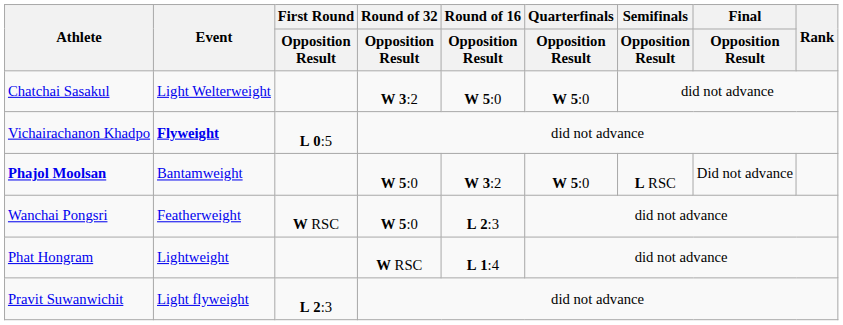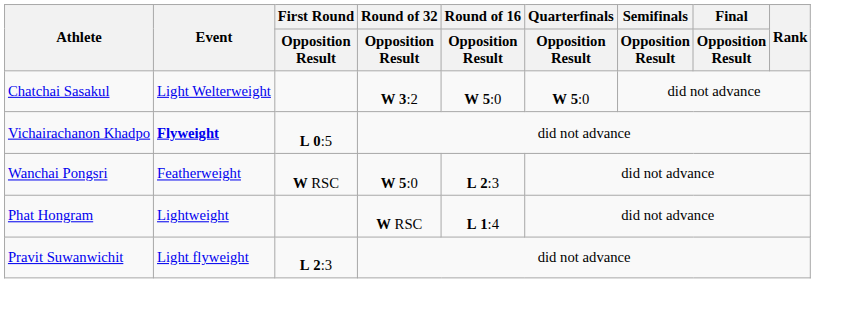- row: (57, 174)
